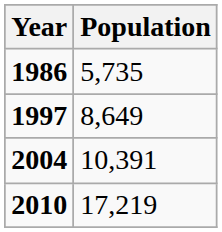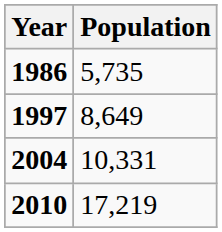(119, 159) 10,391 -> (119, 159) 10,331
